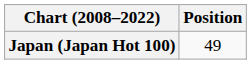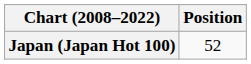(213, 45) 49 -> (213, 45) 52
